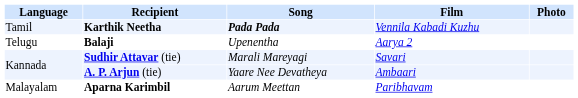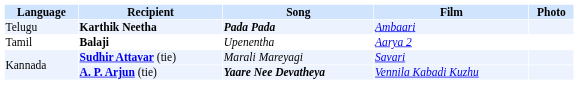(19, 27) Tamil -> (21, 27) Telugu
(427, 27) Vennila Kabadi Kuzhu -> (395, 27) Ambaari
(21, 42) Telugu -> (19, 42) Tamil
(277, 72) normal -> (274, 72) bold
(396, 72) Ambaari -> (427, 72) Vennila Kabadi Kuzhu
- row: (127, 87)
